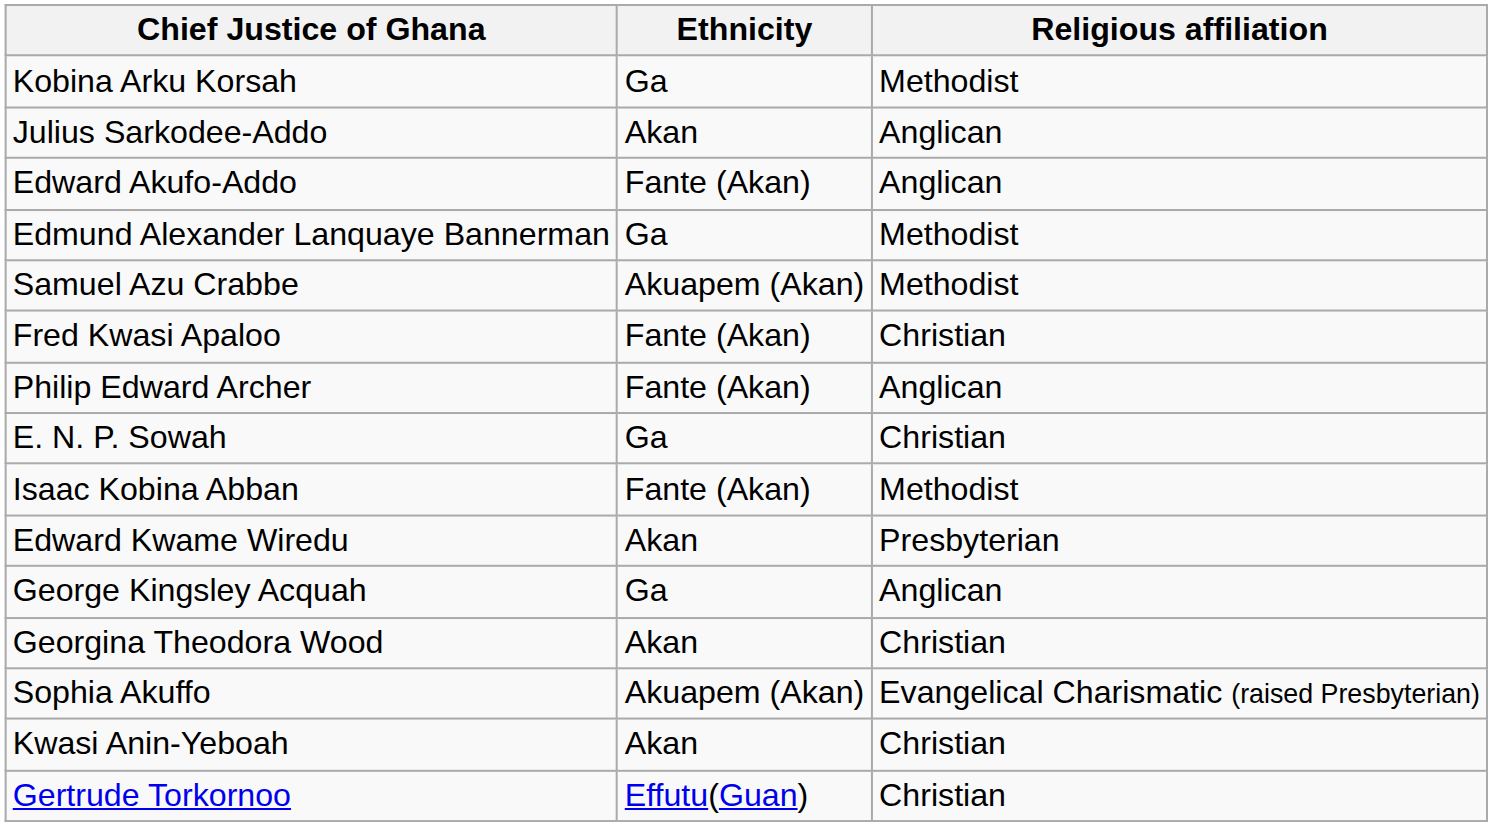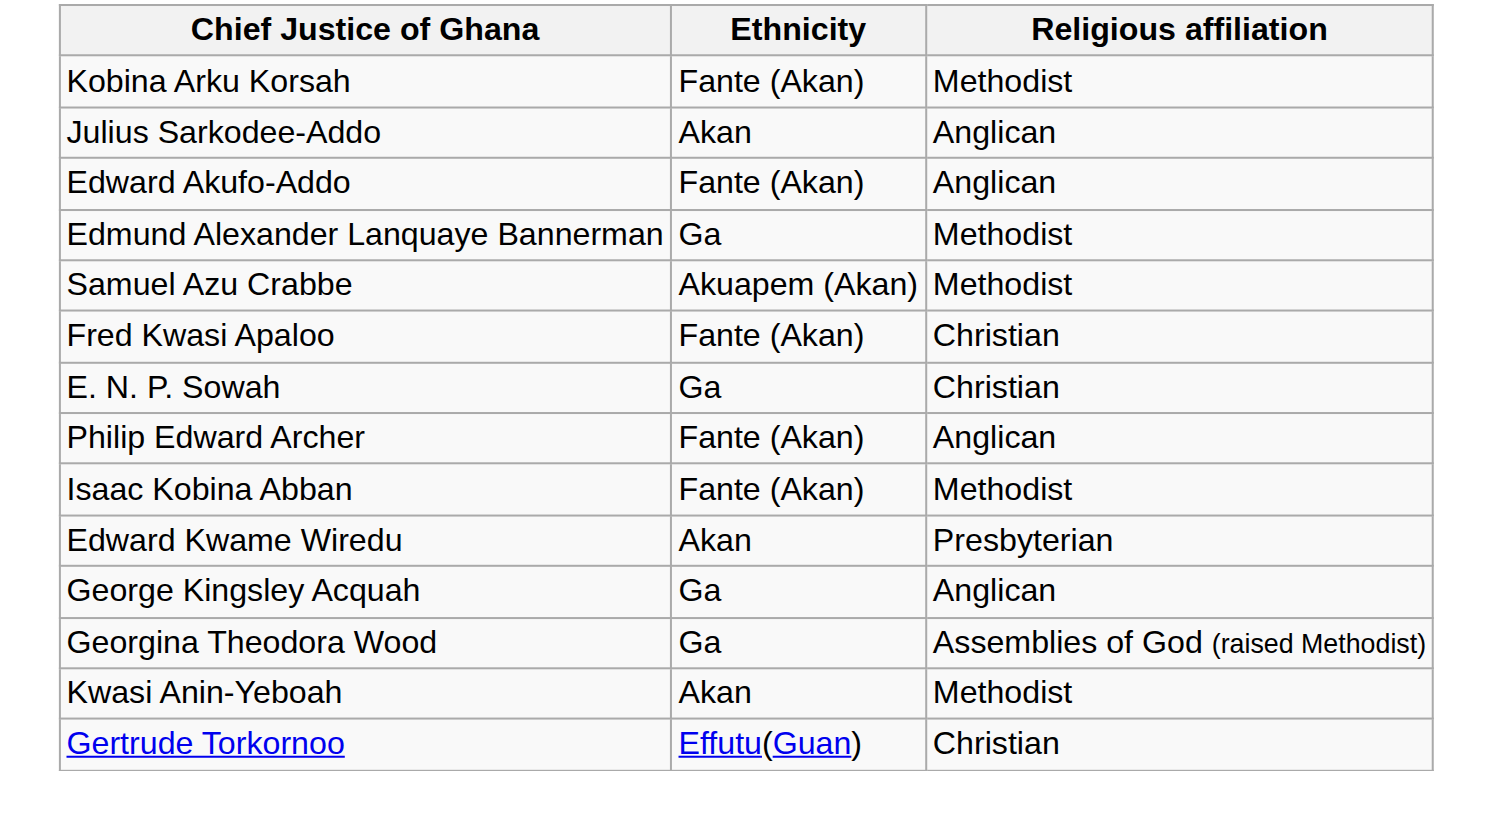(646, 81) Ga -> (771, 81) Fante (Akan)
rows swapped: (120, 438) <-> (162, 387)
(661, 642) Akan -> (700, 642) Ga
(943, 642) Christian -> (1180, 642) Assemblies of God (raised Methodist)
- row: (112, 693)
(943, 744) Christian -> (1003, 693) Methodist
